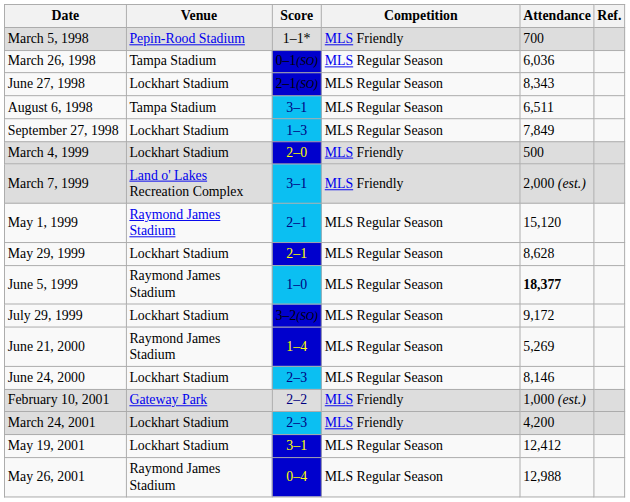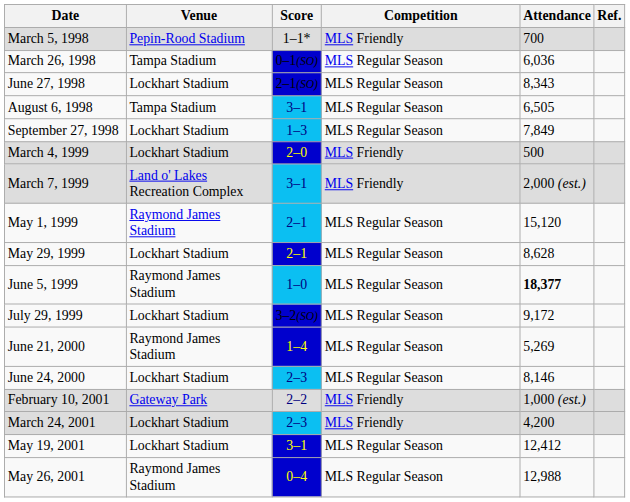(539, 107) 6,511 -> (539, 107) 6,505
